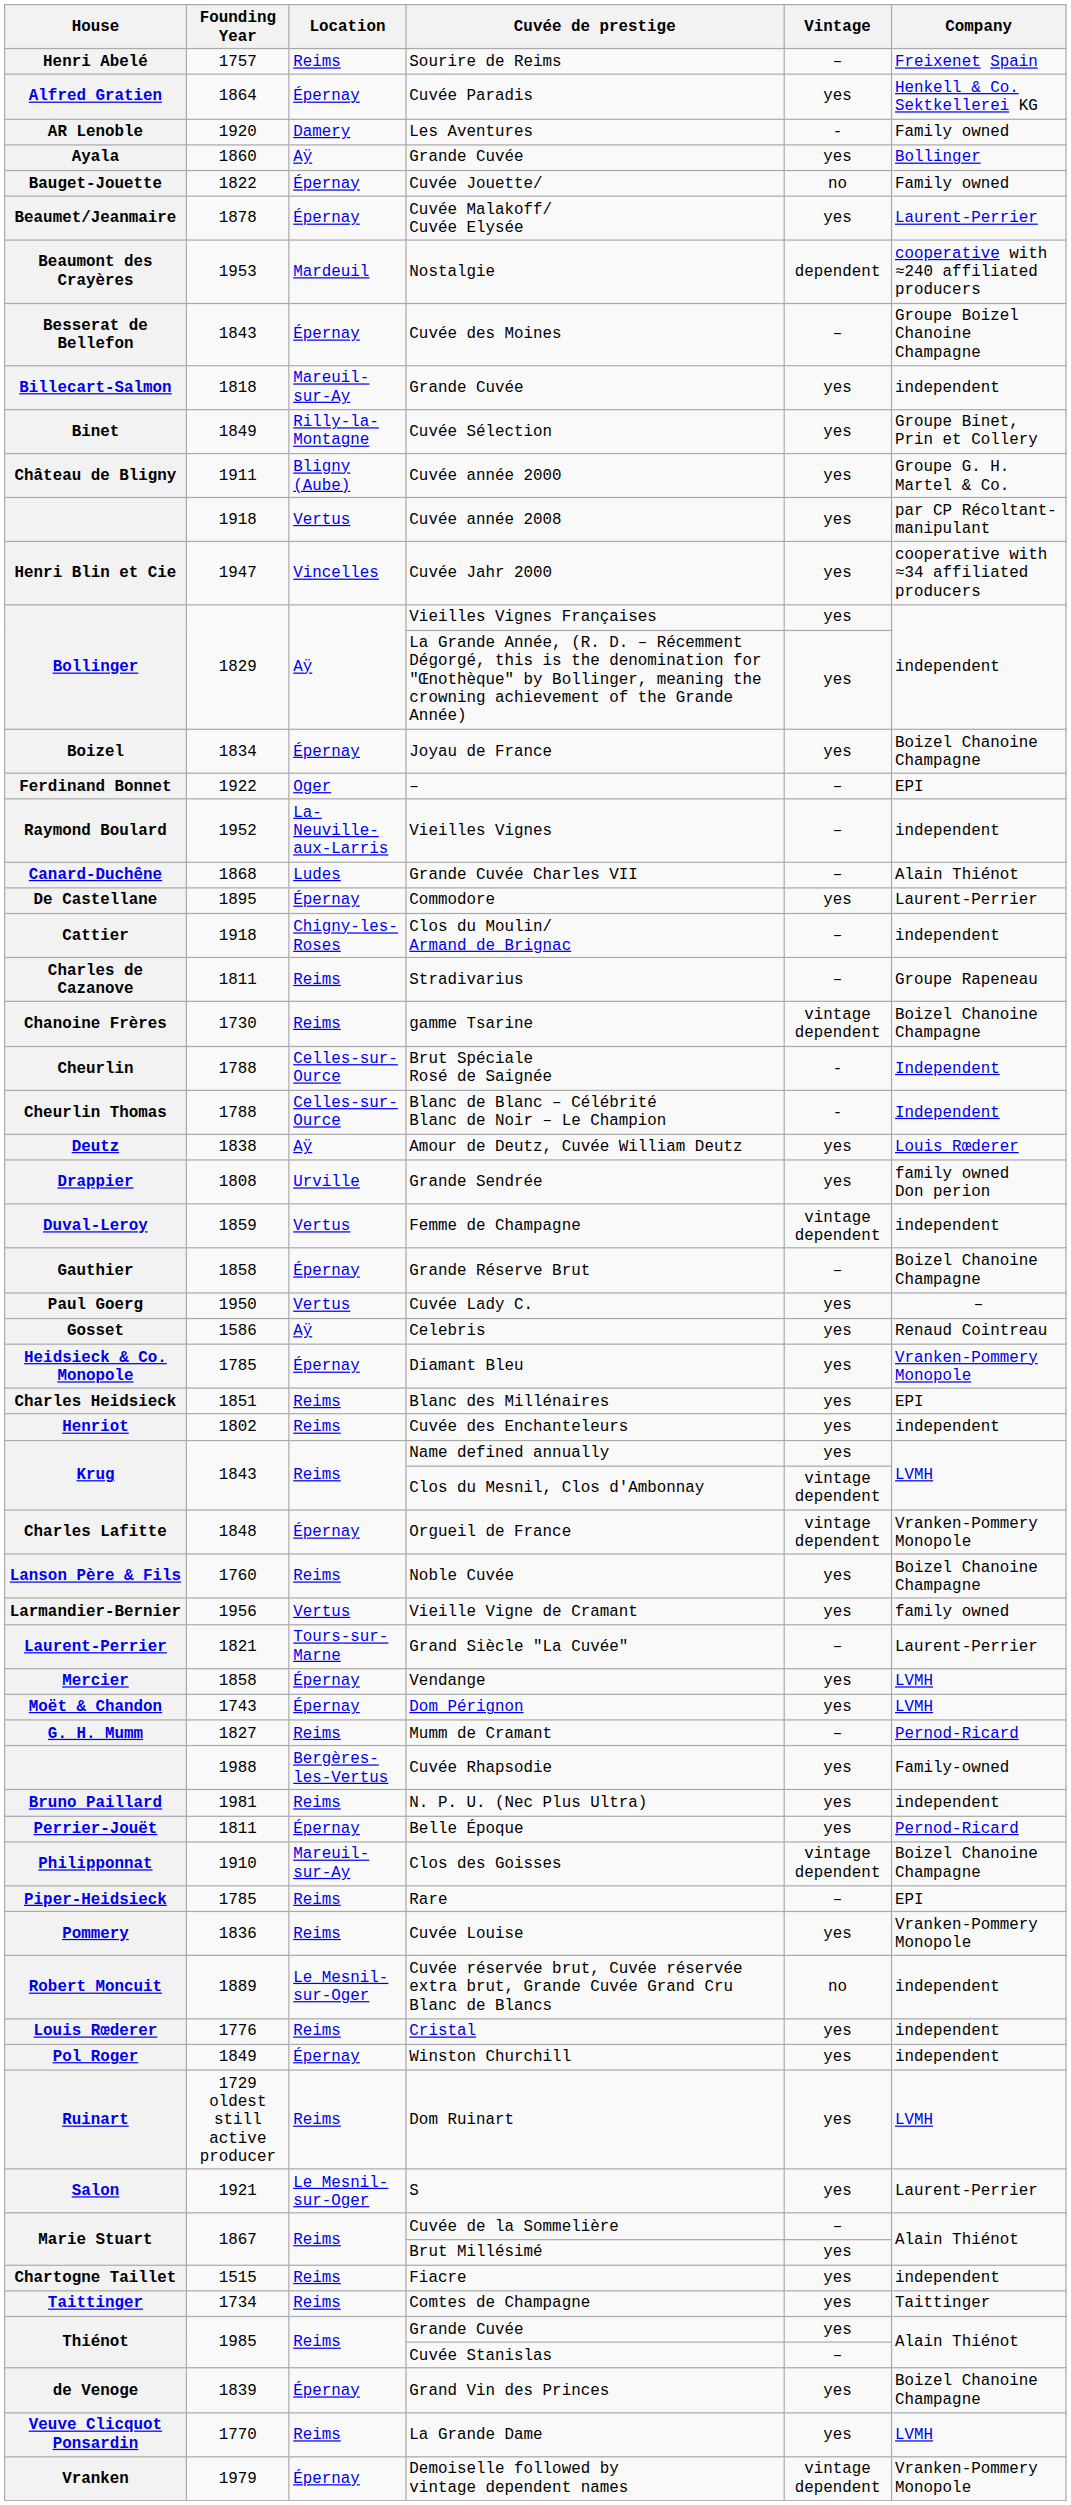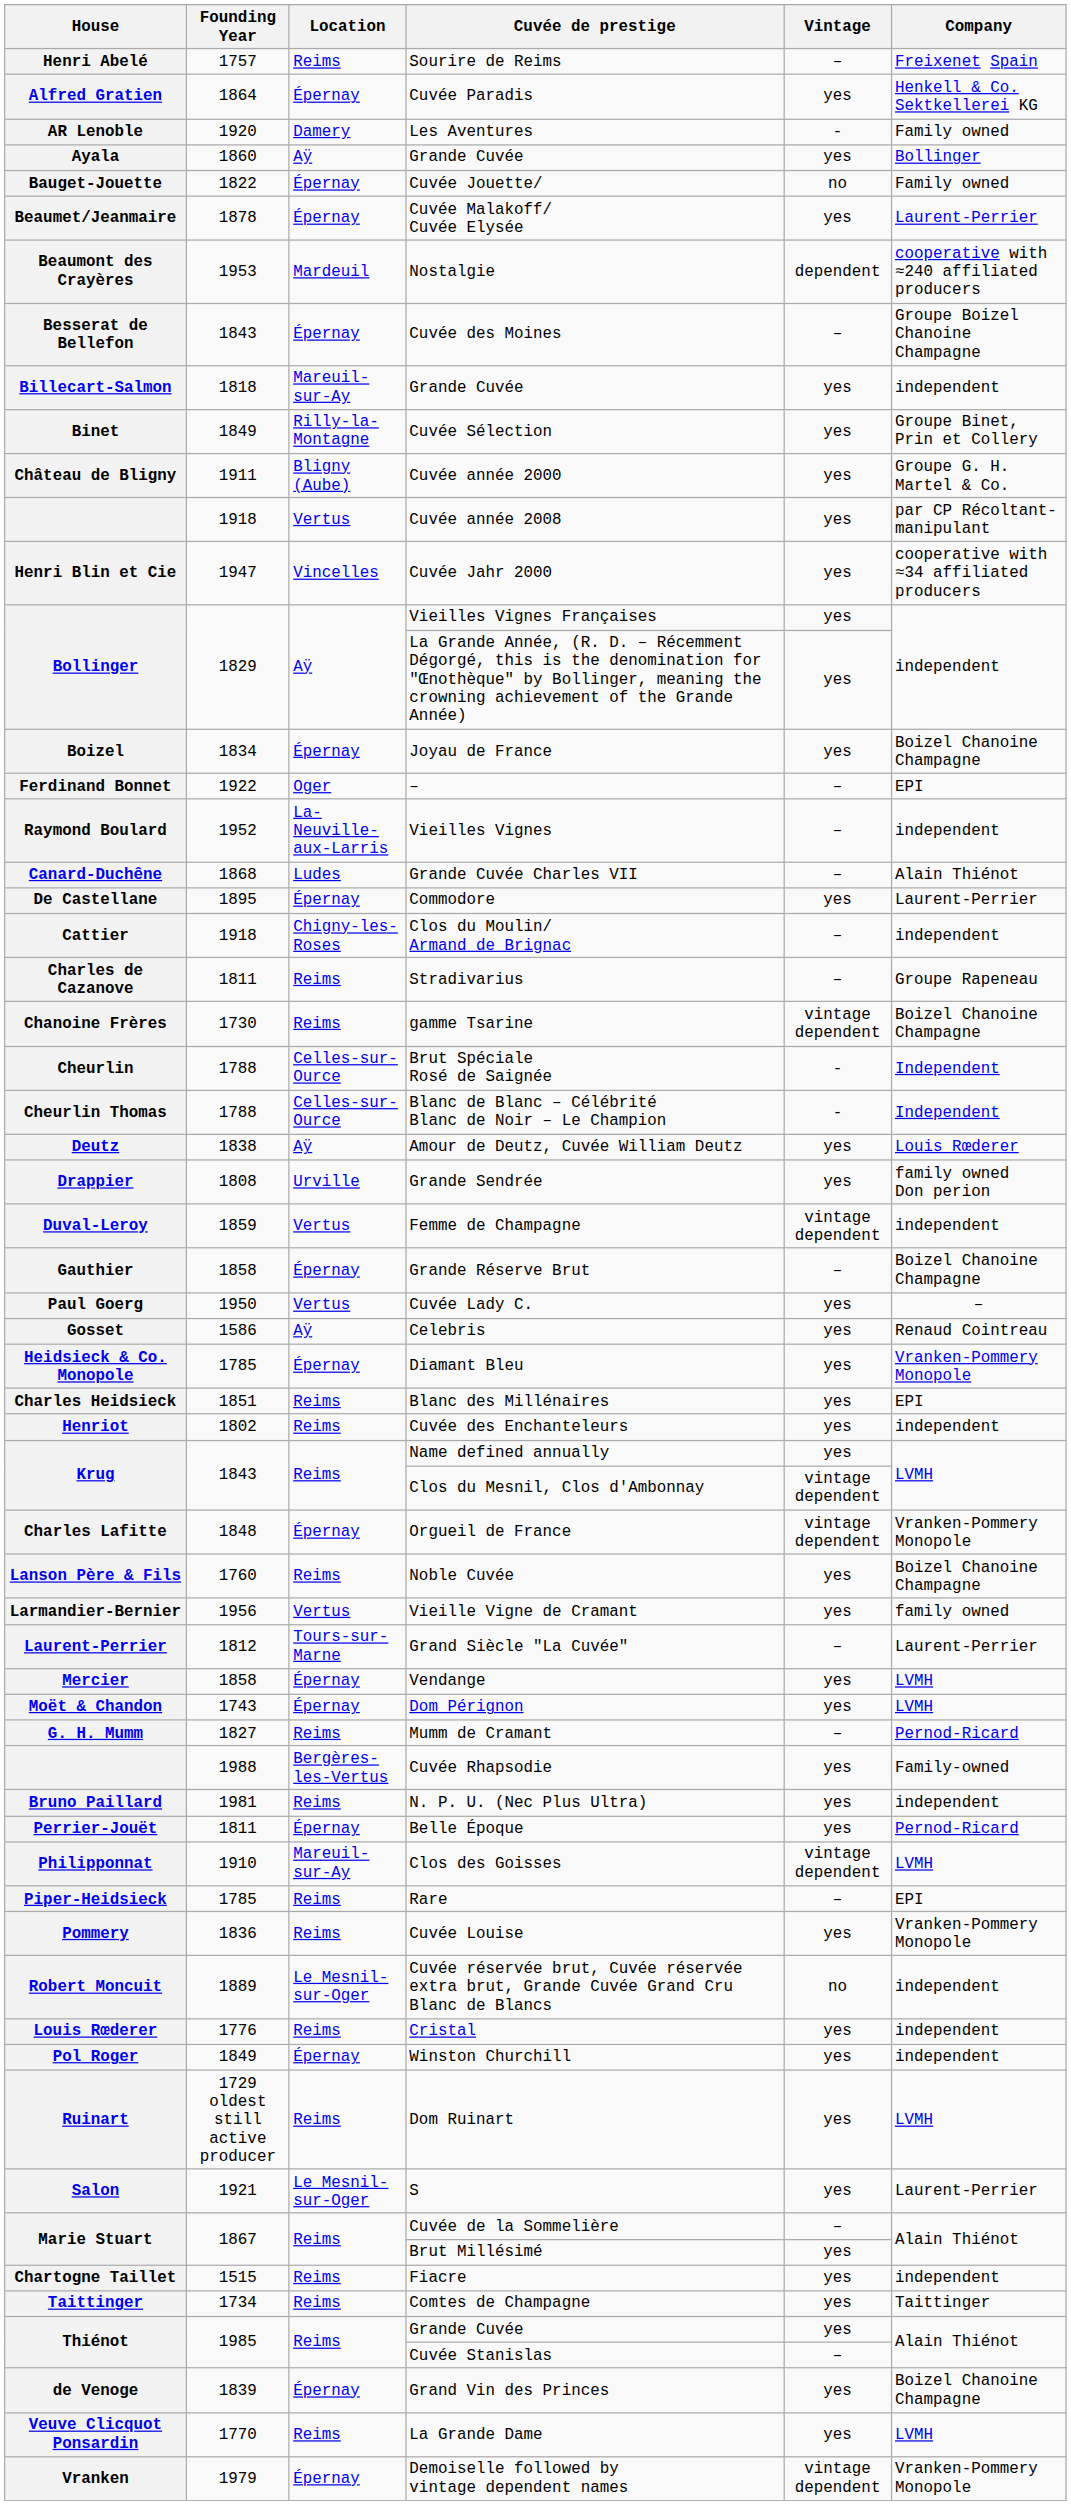(238, 1646) 1821 -> (238, 1646) 1812
(966, 1864) Boizel Chanoine Champagne -> (914, 1864) LVMH
